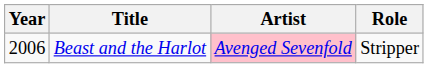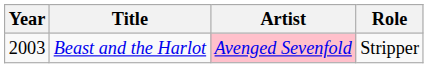(27, 47) 2006 -> (27, 47) 2003
